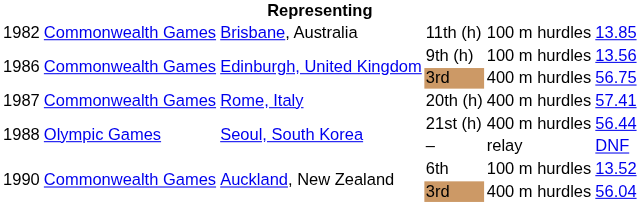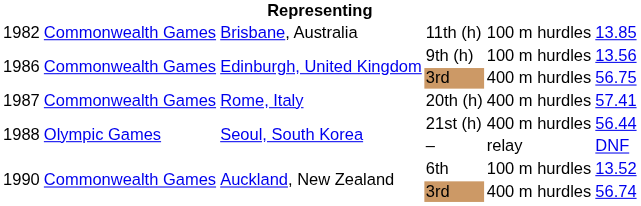(616, 191) 56.04 -> (616, 191) 56.74
